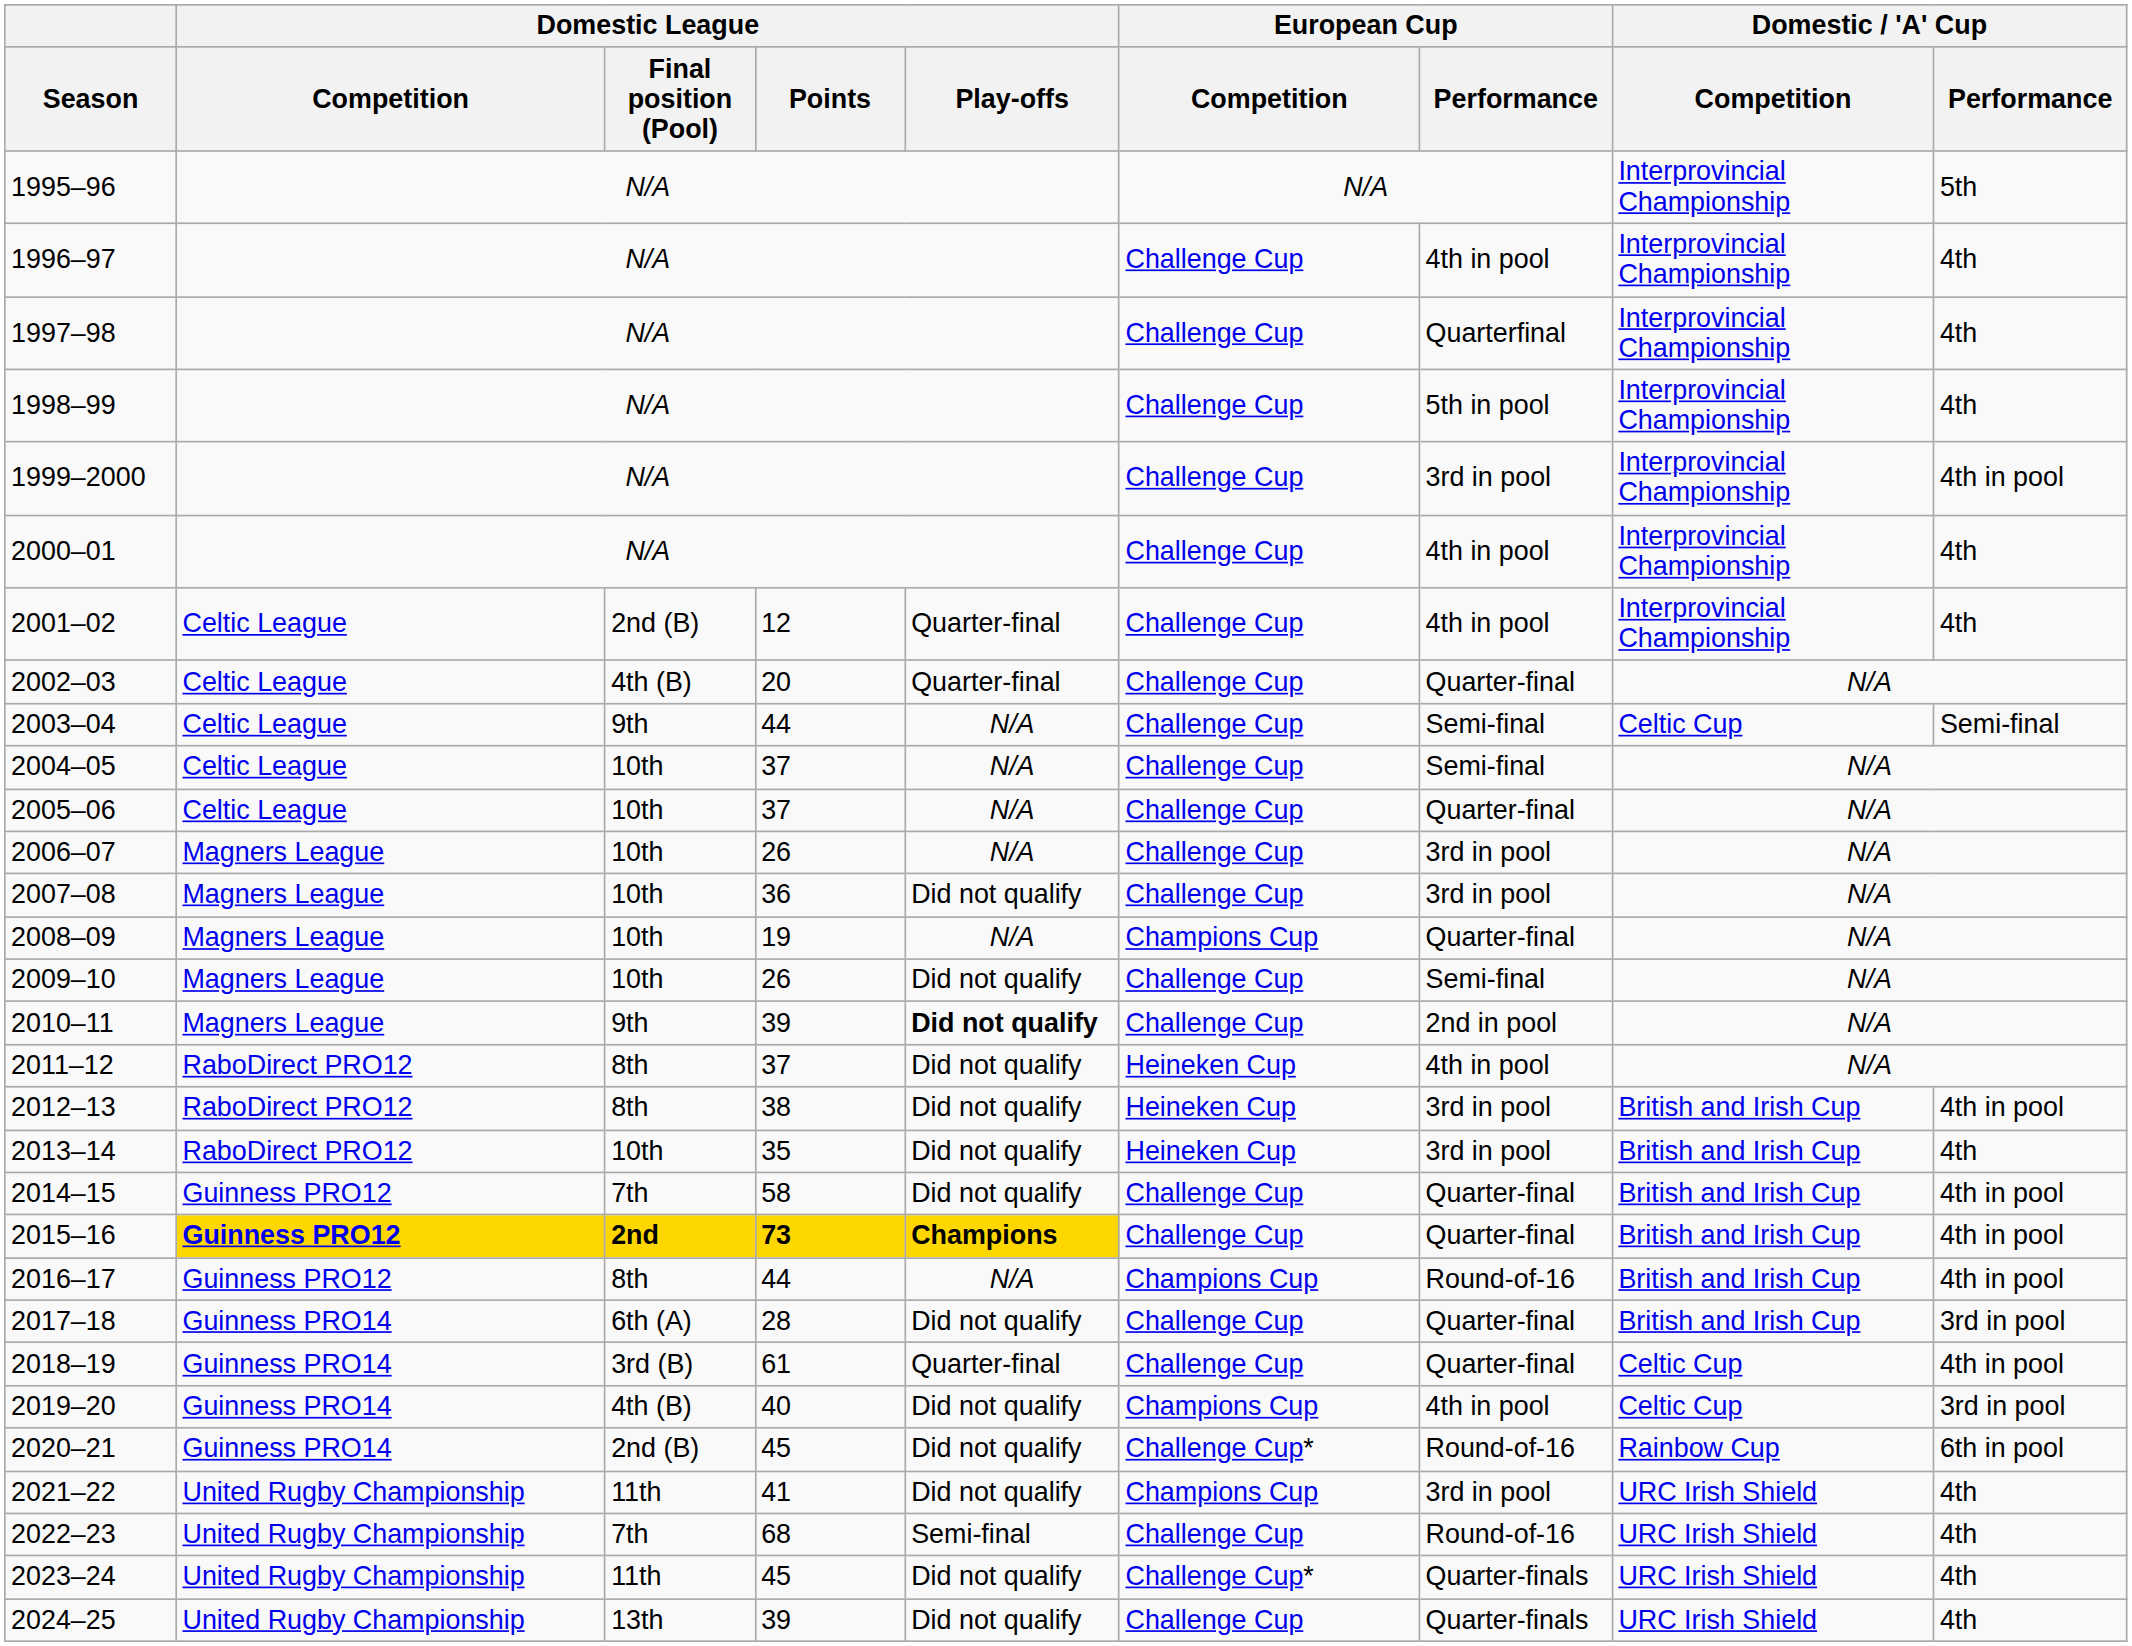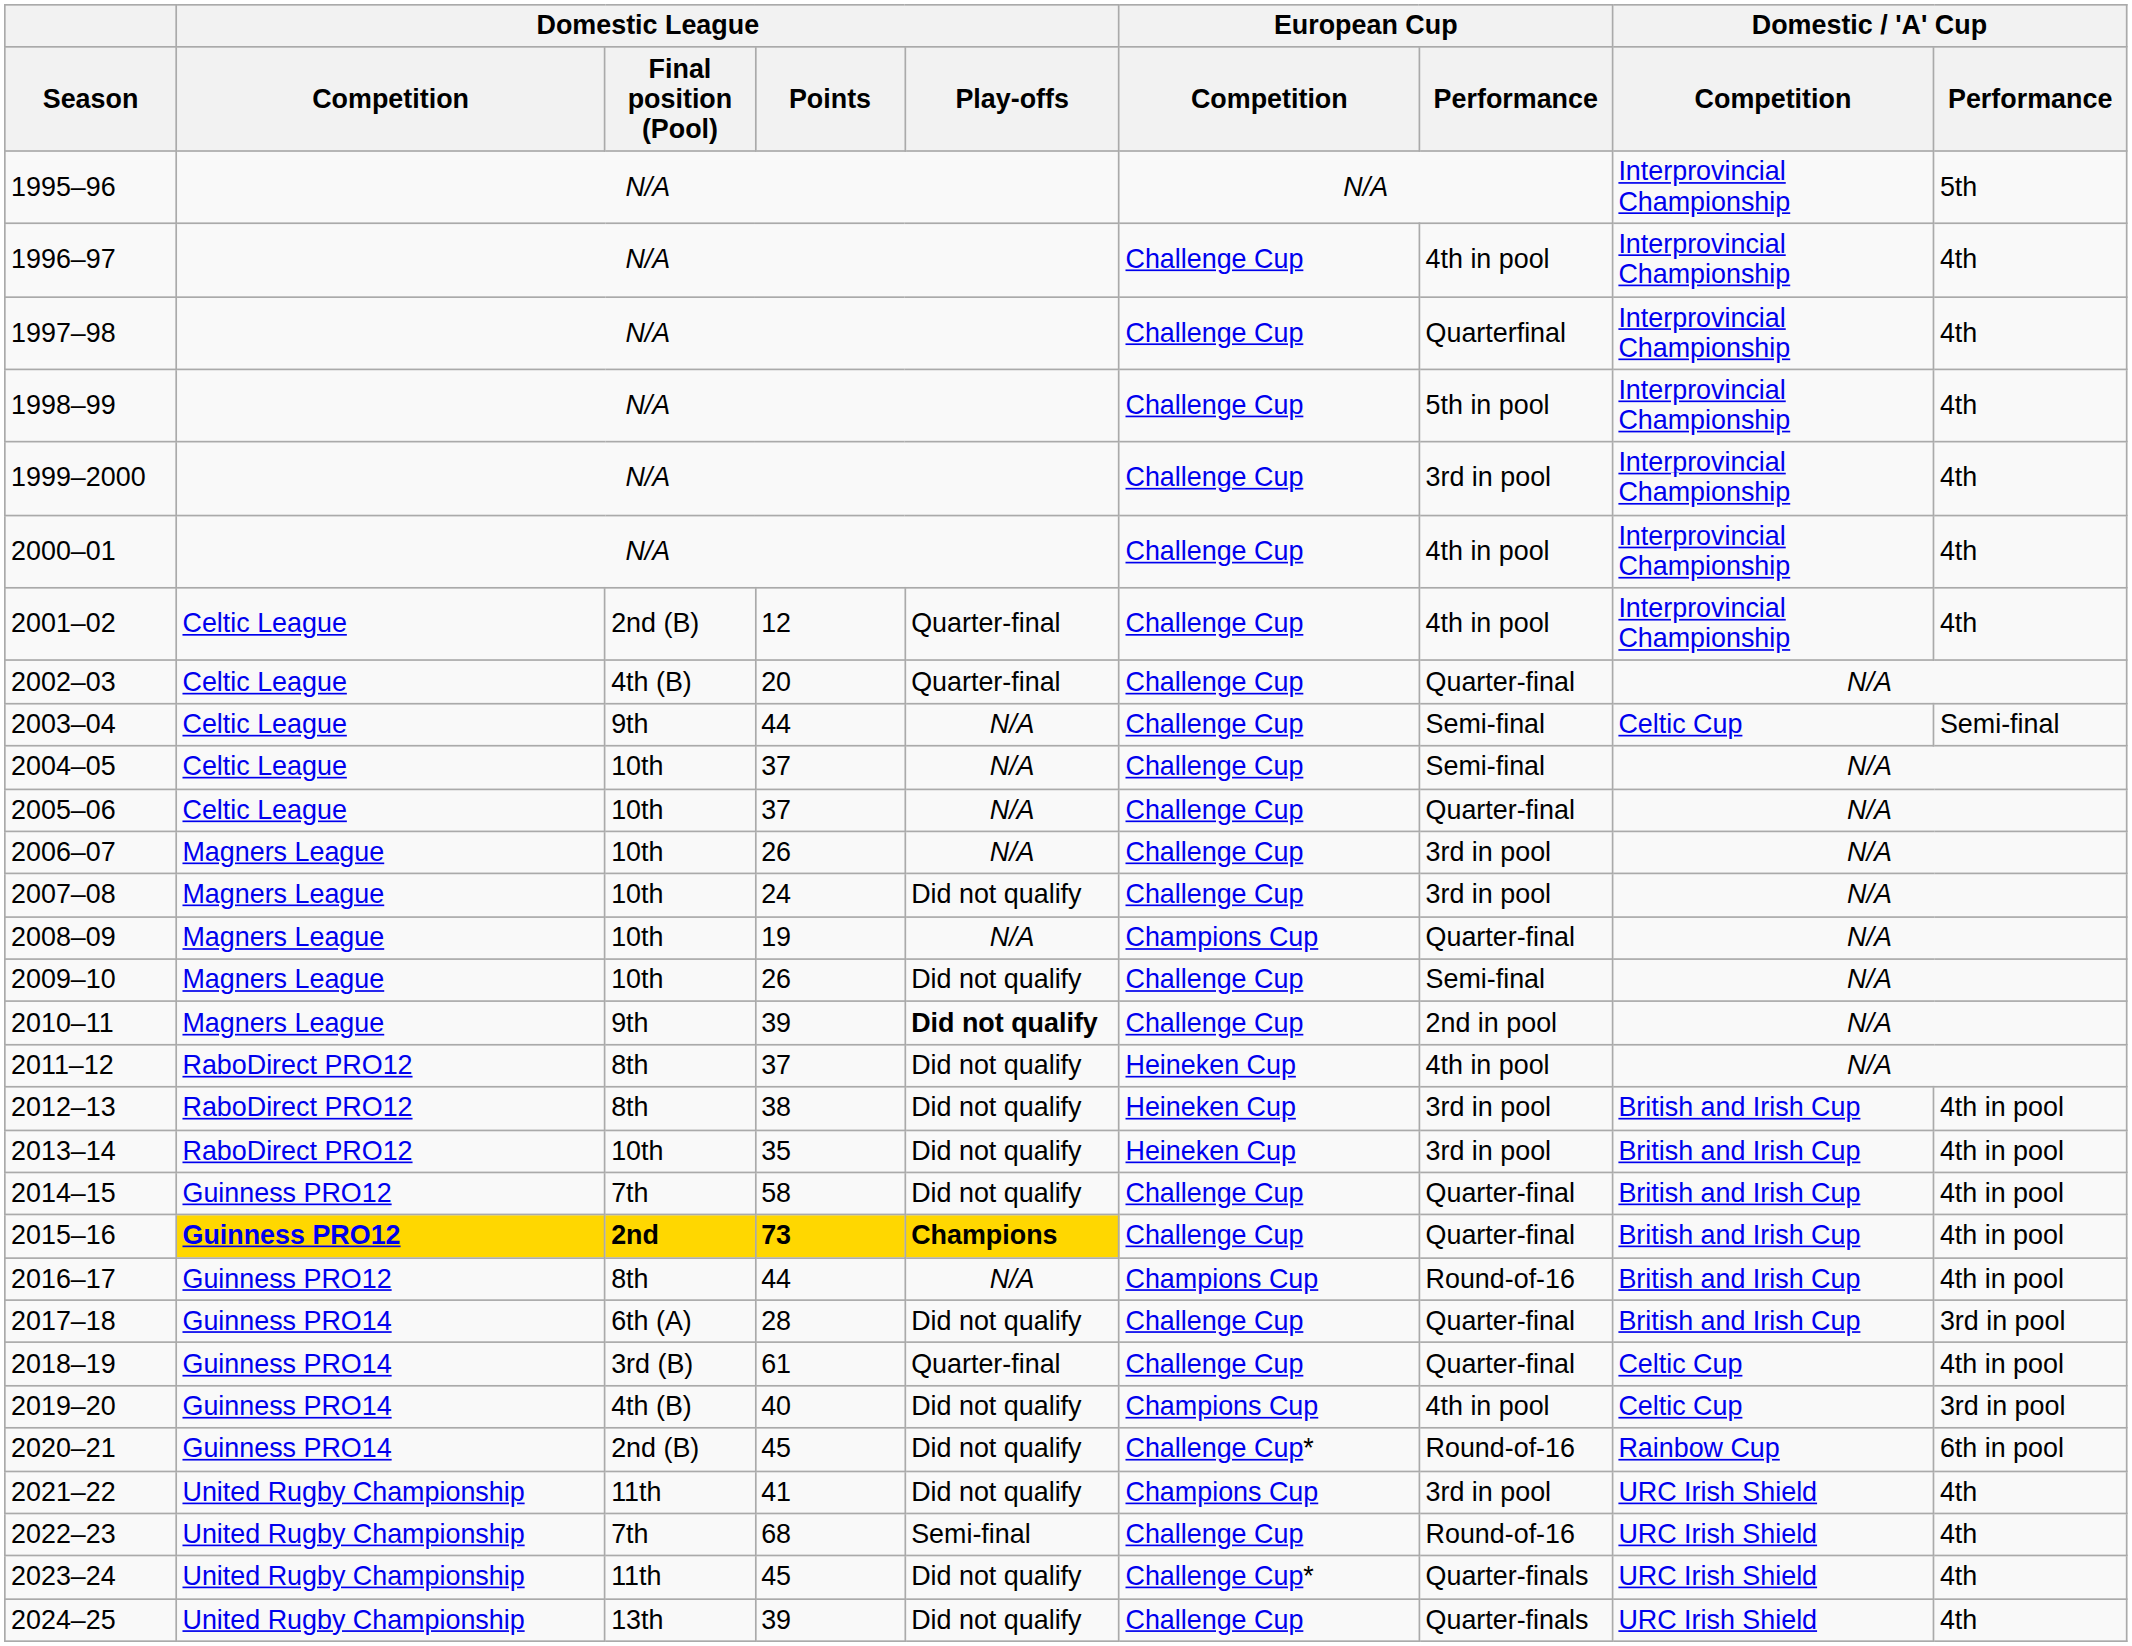(2002, 478) 4th in pool -> (1959, 478) 4th
(776, 894) 36 -> (776, 894) 24
(1959, 1150) 4th -> (2002, 1150) 4th in pool
